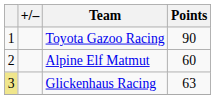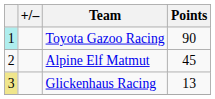(11, 38) no background -> (11, 38) paleturquoise background
(189, 61) 60 -> (189, 61) 45
(189, 83) 63 -> (189, 83) 13
